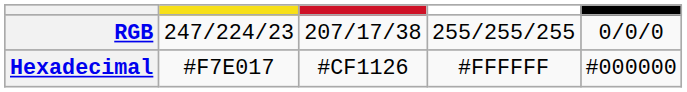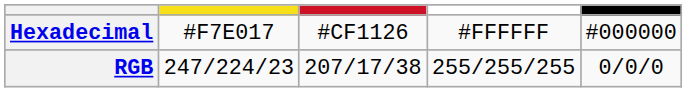rows swapped: (134, 33) <-> (82, 68)
